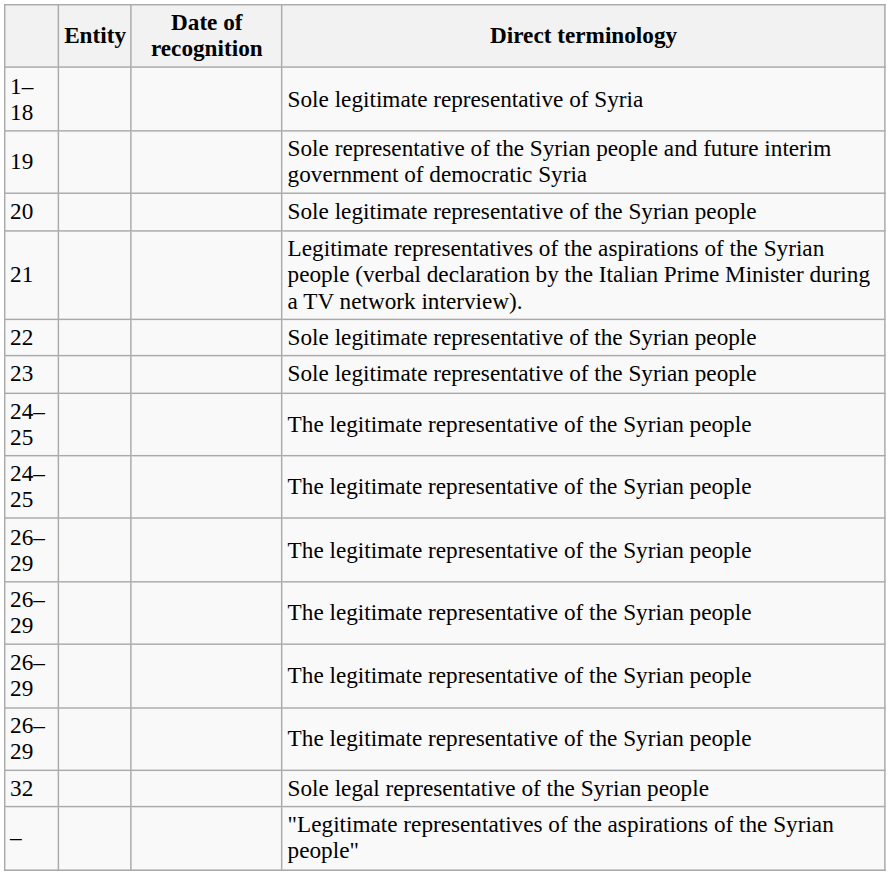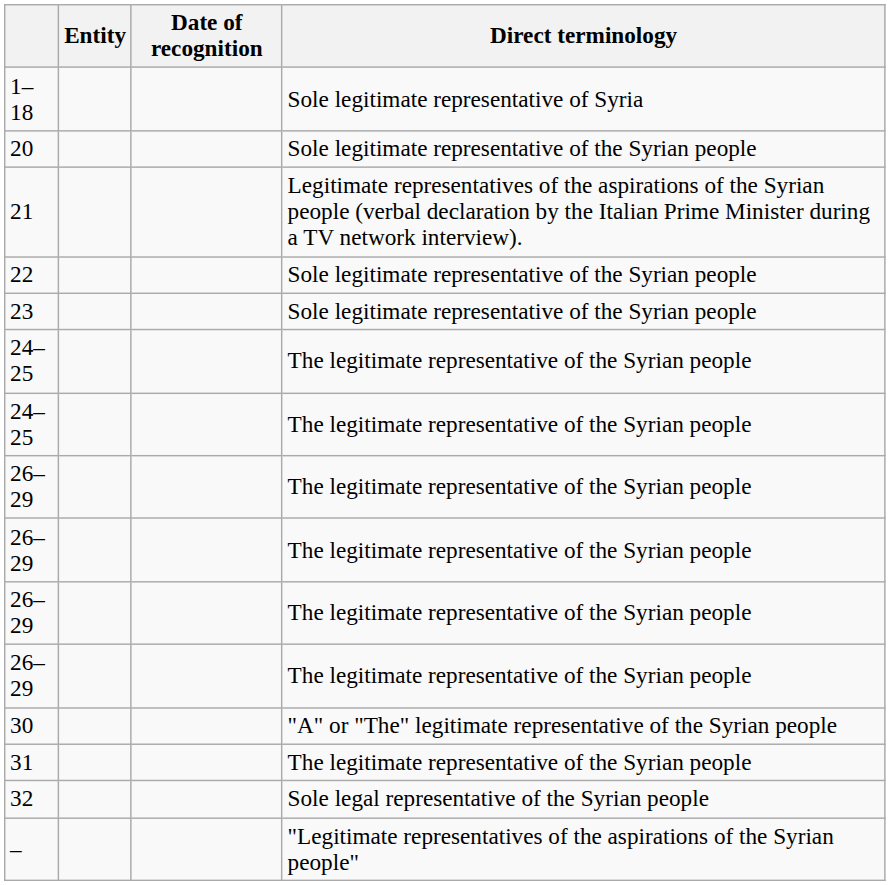- row: (22, 161)
+ row: (22, 725)
+ row: (22, 762)
